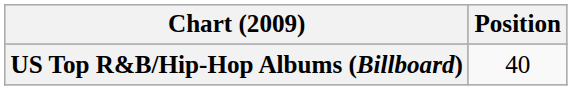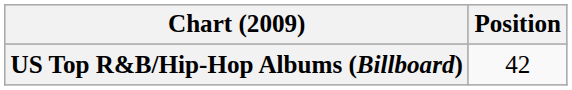(518, 64) 40 -> (518, 64) 42
